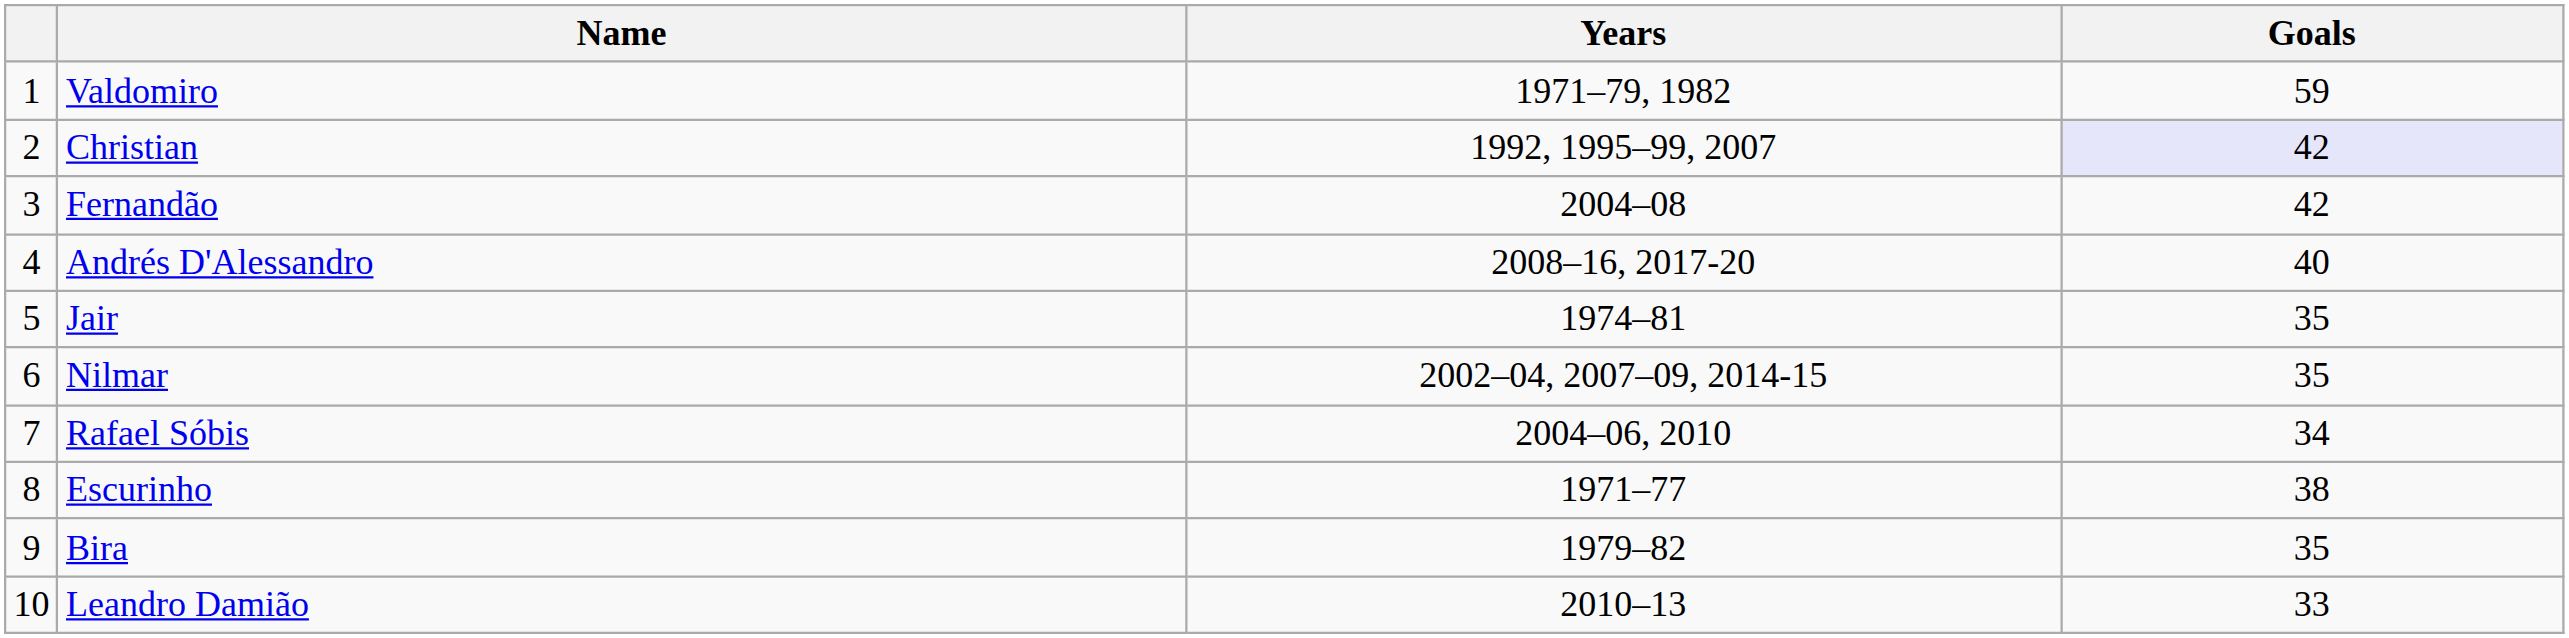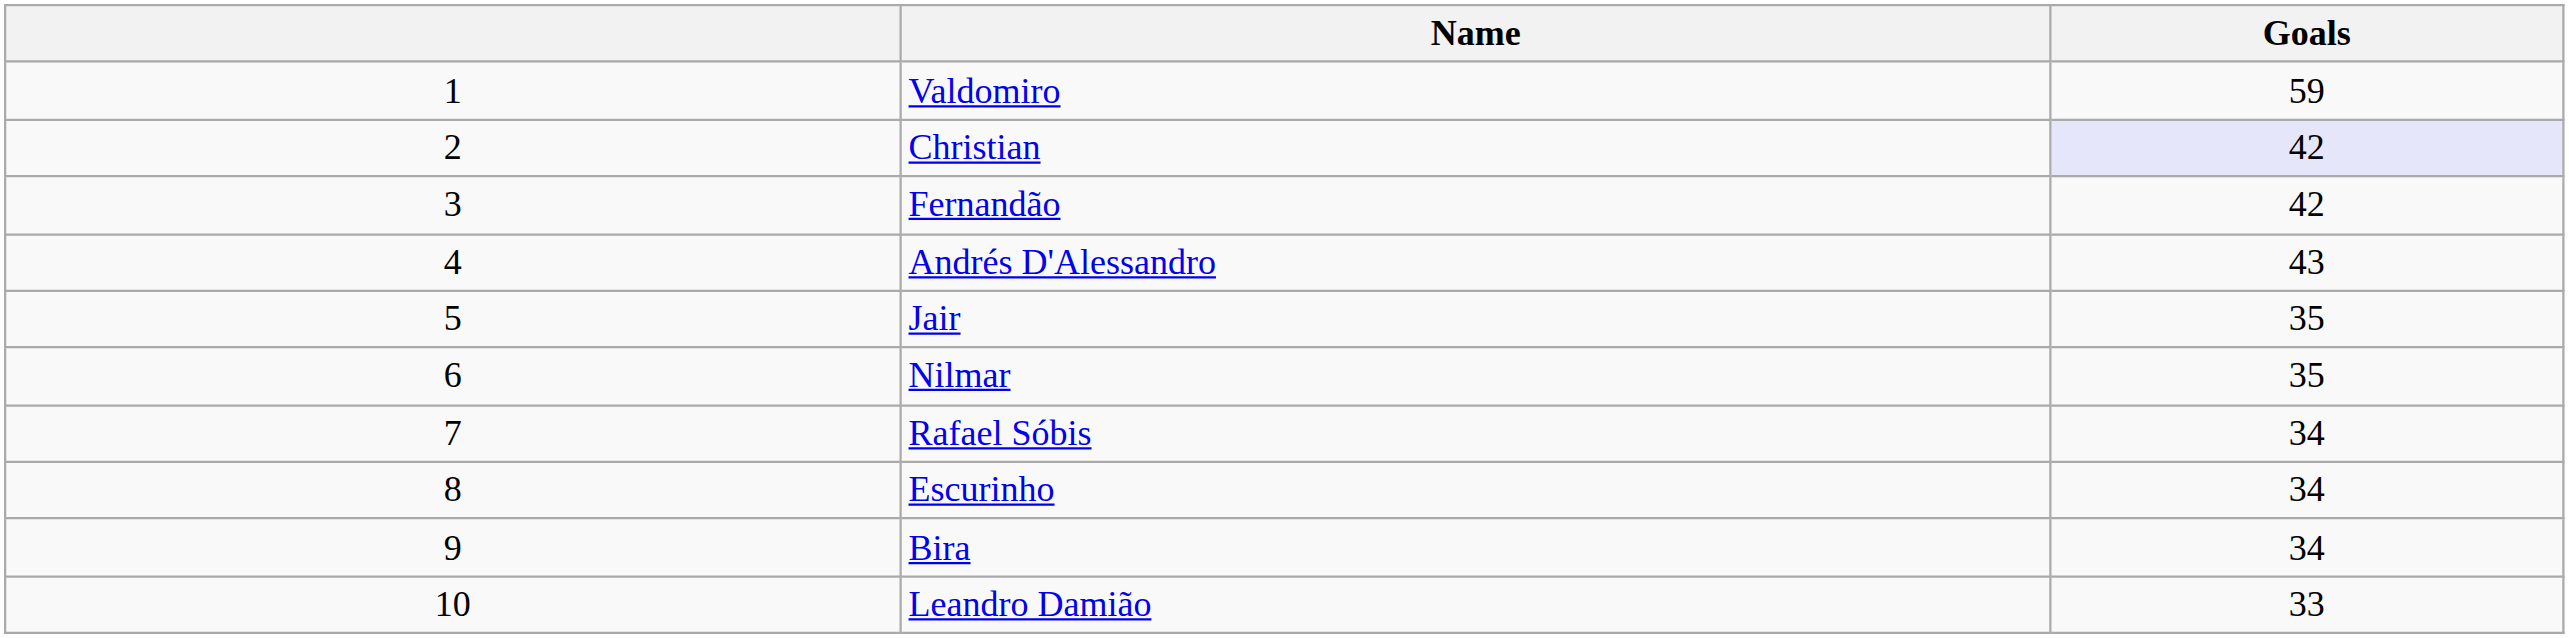- column: (1623, 33)
(2312, 261) 40 -> (2307, 261) 43
(2312, 489) 38 -> (2307, 489) 34
(2312, 546) 35 -> (2307, 546) 34
